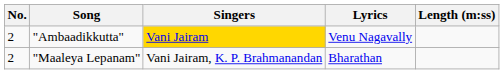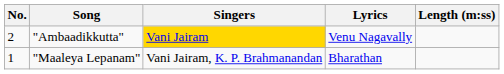(11, 58) 2 -> (11, 58) 1
